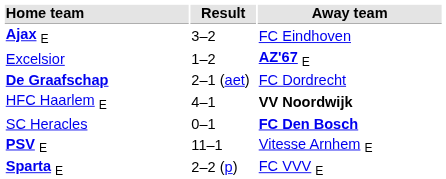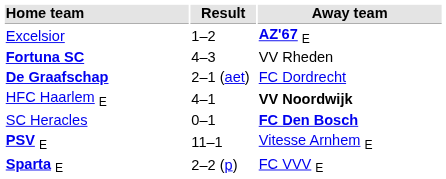- row: (27, 36)
+ row: (45, 57)
